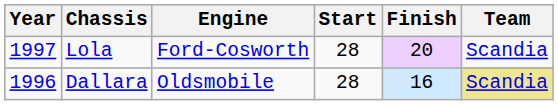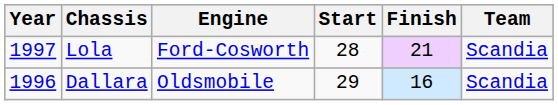(422, 52) 20 -> (422, 52) 21
(348, 84) 28 -> (348, 84) 29
(507, 84) khaki background -> (507, 84) no background
